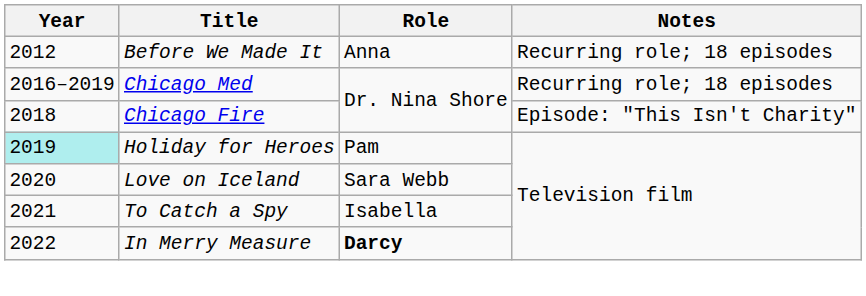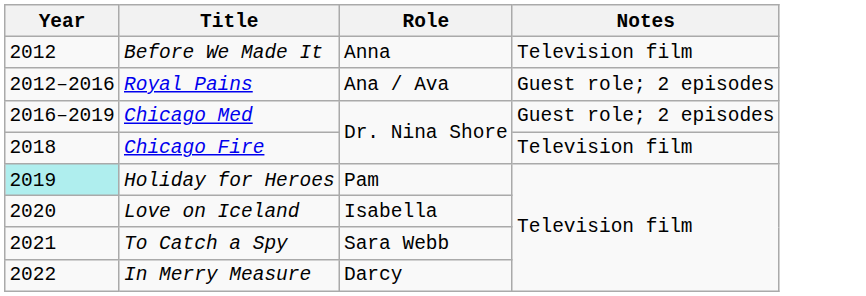(675, 52) Recurring role; 18 episodes -> (605, 52) Television film
+ row: (188, 84)
(675, 84) Recurring role; 18 episodes -> (646, 116) Guest role; 2 episodes
(687, 116) Episode: "This Isn't Charity" -> (605, 148) Television film
(397, 180) Sara Webb -> (391, 211) Isabella
(391, 211) Isabella -> (397, 243) Sara Webb
(373, 243) bold -> (373, 275) normal
